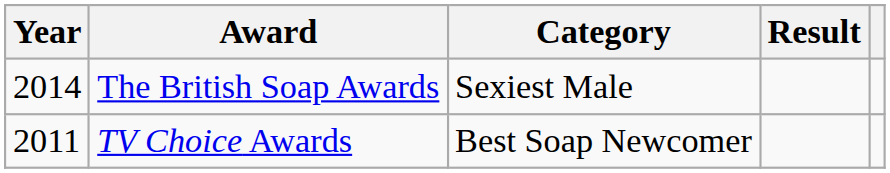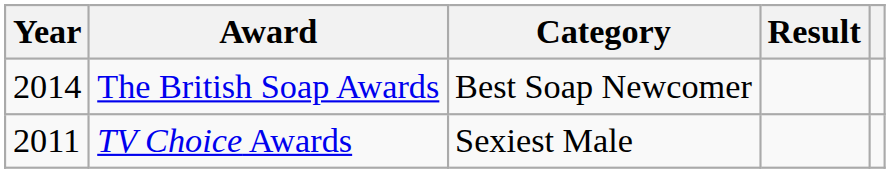(544, 85) Sexiest Male -> (603, 85) Best Soap Newcomer
(603, 140) Best Soap Newcomer -> (544, 140) Sexiest Male
